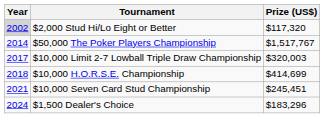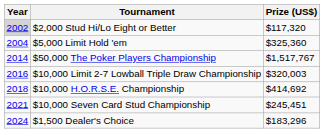+ row: (80, 43)
(17, 58) 2017 -> (17, 74) 2016
(286, 74) $414,699 -> (286, 89) $414,692
